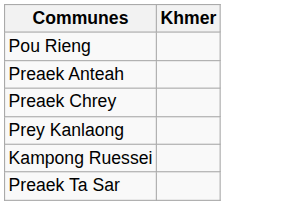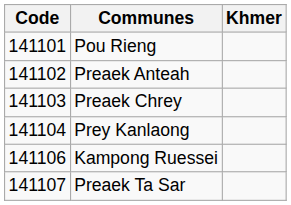+ column: (37, 18)
